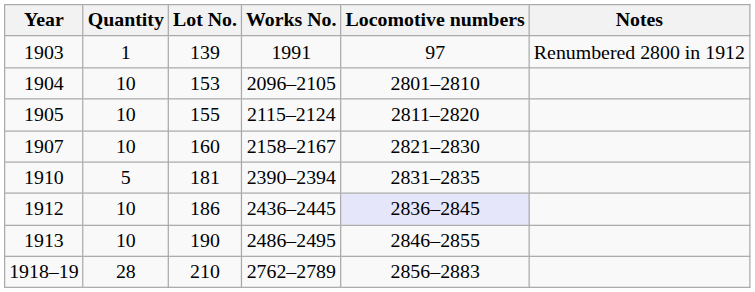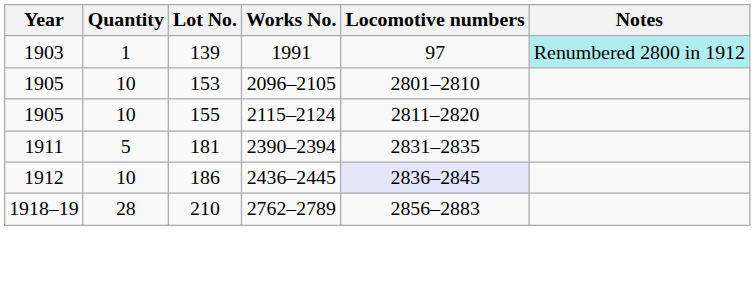(639, 51) no background -> (639, 51) paleturquoise background
(44, 83) 1904 -> (44, 83) 1905
- row: (205, 146)
(44, 177) 1910 -> (44, 146) 1911
- row: (205, 240)
